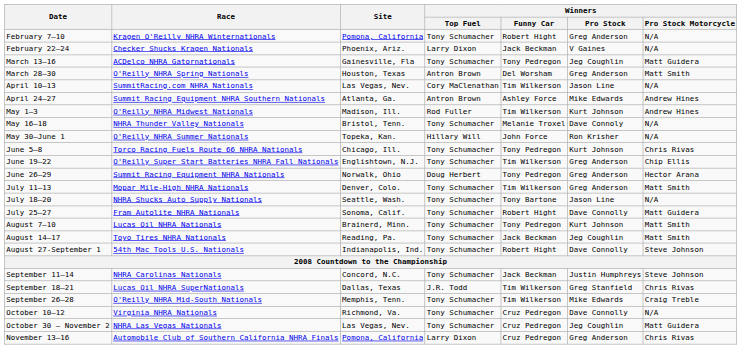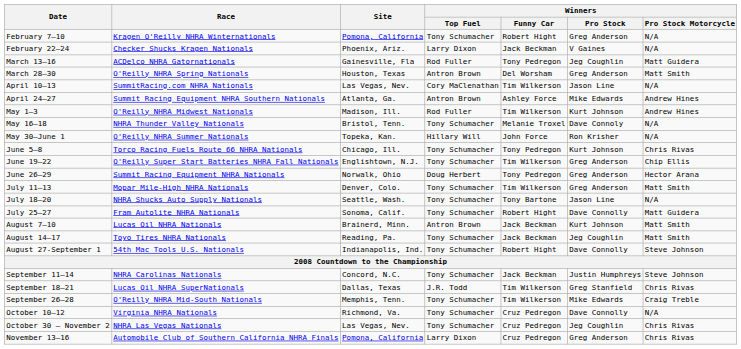(461, 61) Tony Schumacher -> (449, 61) Rod Fuller
(461, 224) Tony Schumacher -> (454, 224) Antron Brown
(532, 224) Tony Pedregon -> (530, 224) Jack Beckman
(672, 325) Matt Guidera -> (670, 325) Chris Rivas
